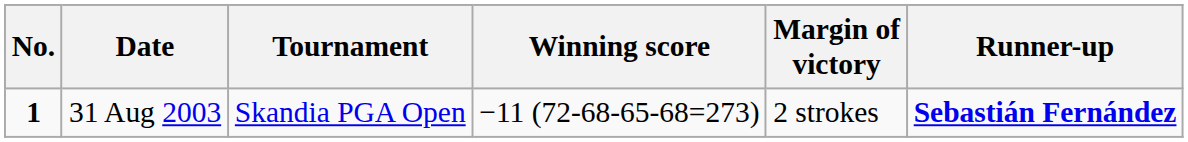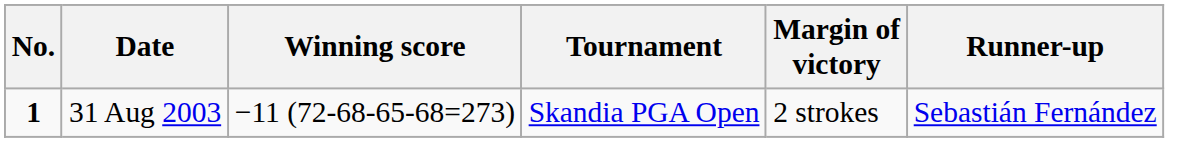columns swapped: (350, 46) <-> (619, 46)
(1045, 112) bold -> (1035, 112) normal
